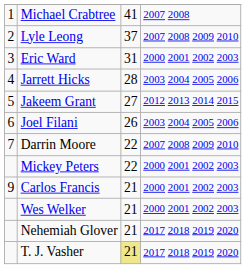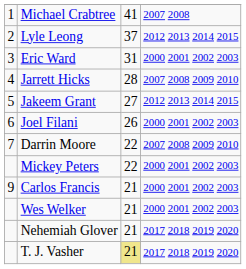(191, 36) 2007 2008 2009 2010 -> (191, 36) 2012 2013 2014 2015
(191, 79) 2003 2004 2005 2006 -> (191, 79) 2007 2008 2009 2010
(191, 123) 2003 2004 2005 2006 -> (191, 123) 2000 2001 2002 2003
